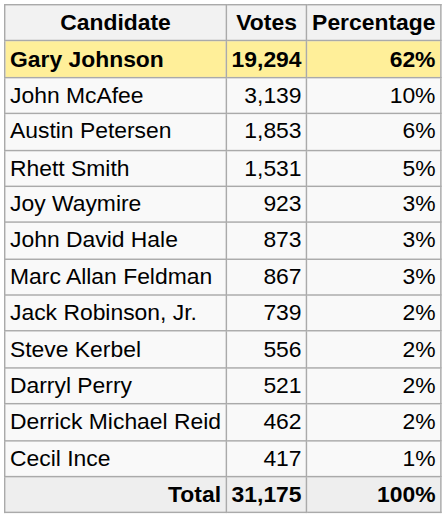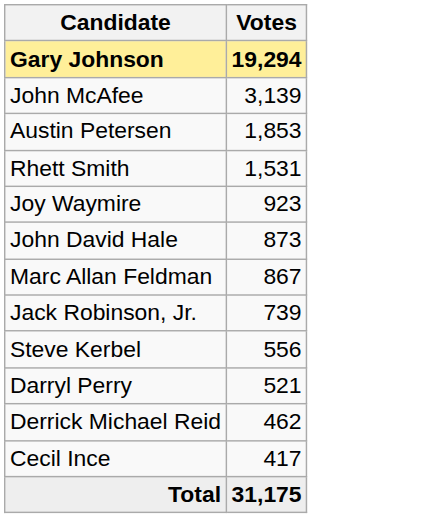- column: (374, 22)
